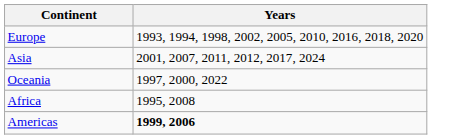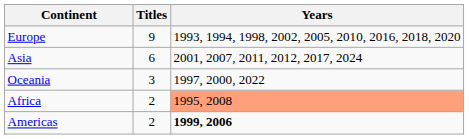+ column: (152, 15)
(166, 101) no background -> (203, 101) lightsalmon background
